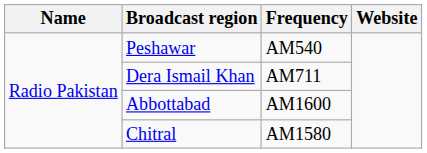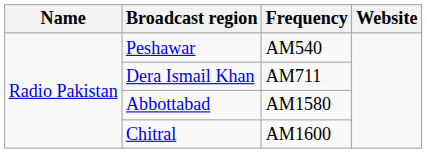(298, 104) AM1600 -> (298, 104) AM1580
(298, 133) AM1580 -> (298, 133) AM1600
